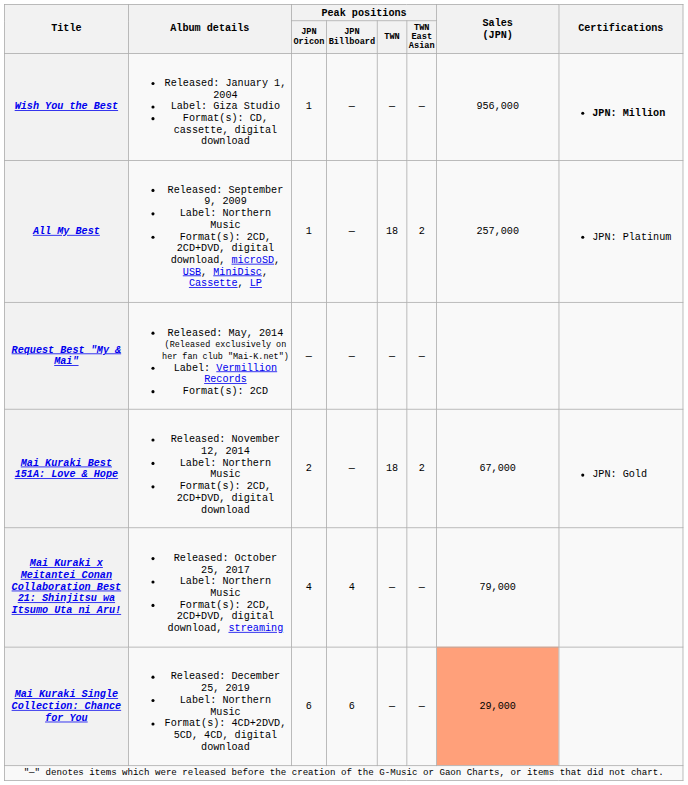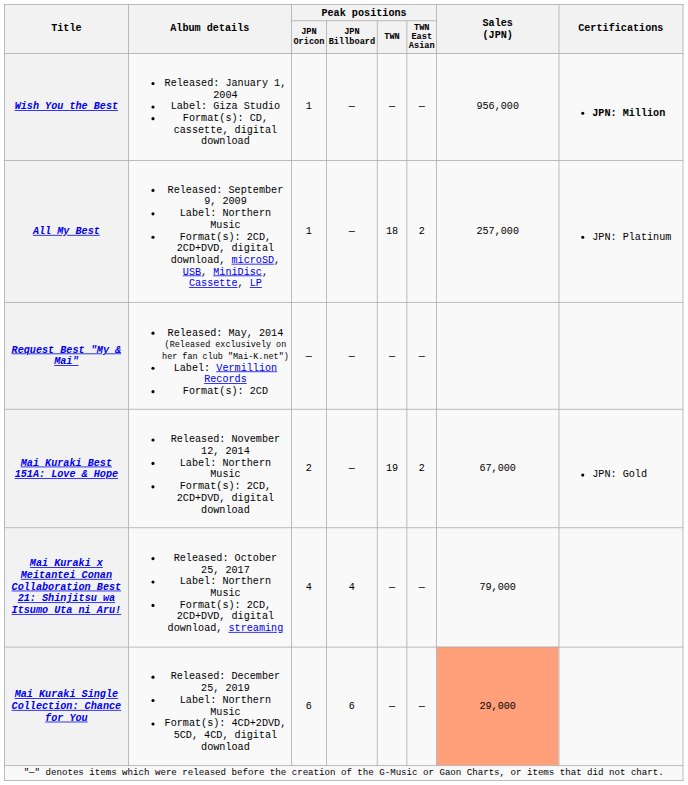(392, 469) 18 -> (392, 469) 19
